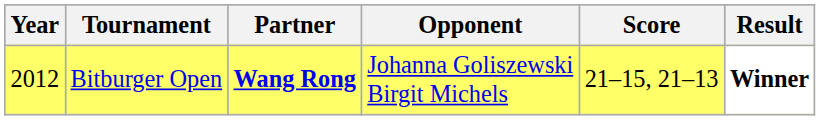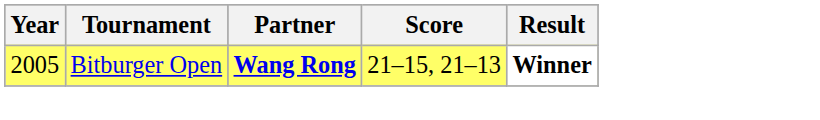- column: (470, 24)
(35, 79) 2012 -> (35, 65) 2005
